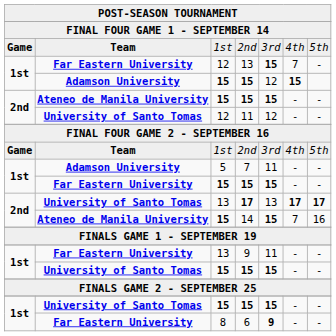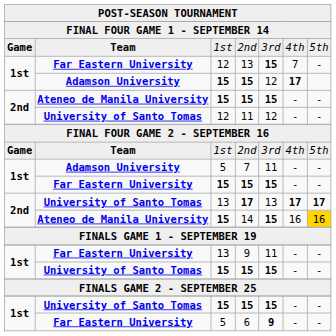(295, 82) 15 -> (295, 82) 17
(295, 219) 7 -> (295, 219) 16
(319, 219) no background -> (319, 219) gold background
(223, 322) 8 -> (223, 322) 5
